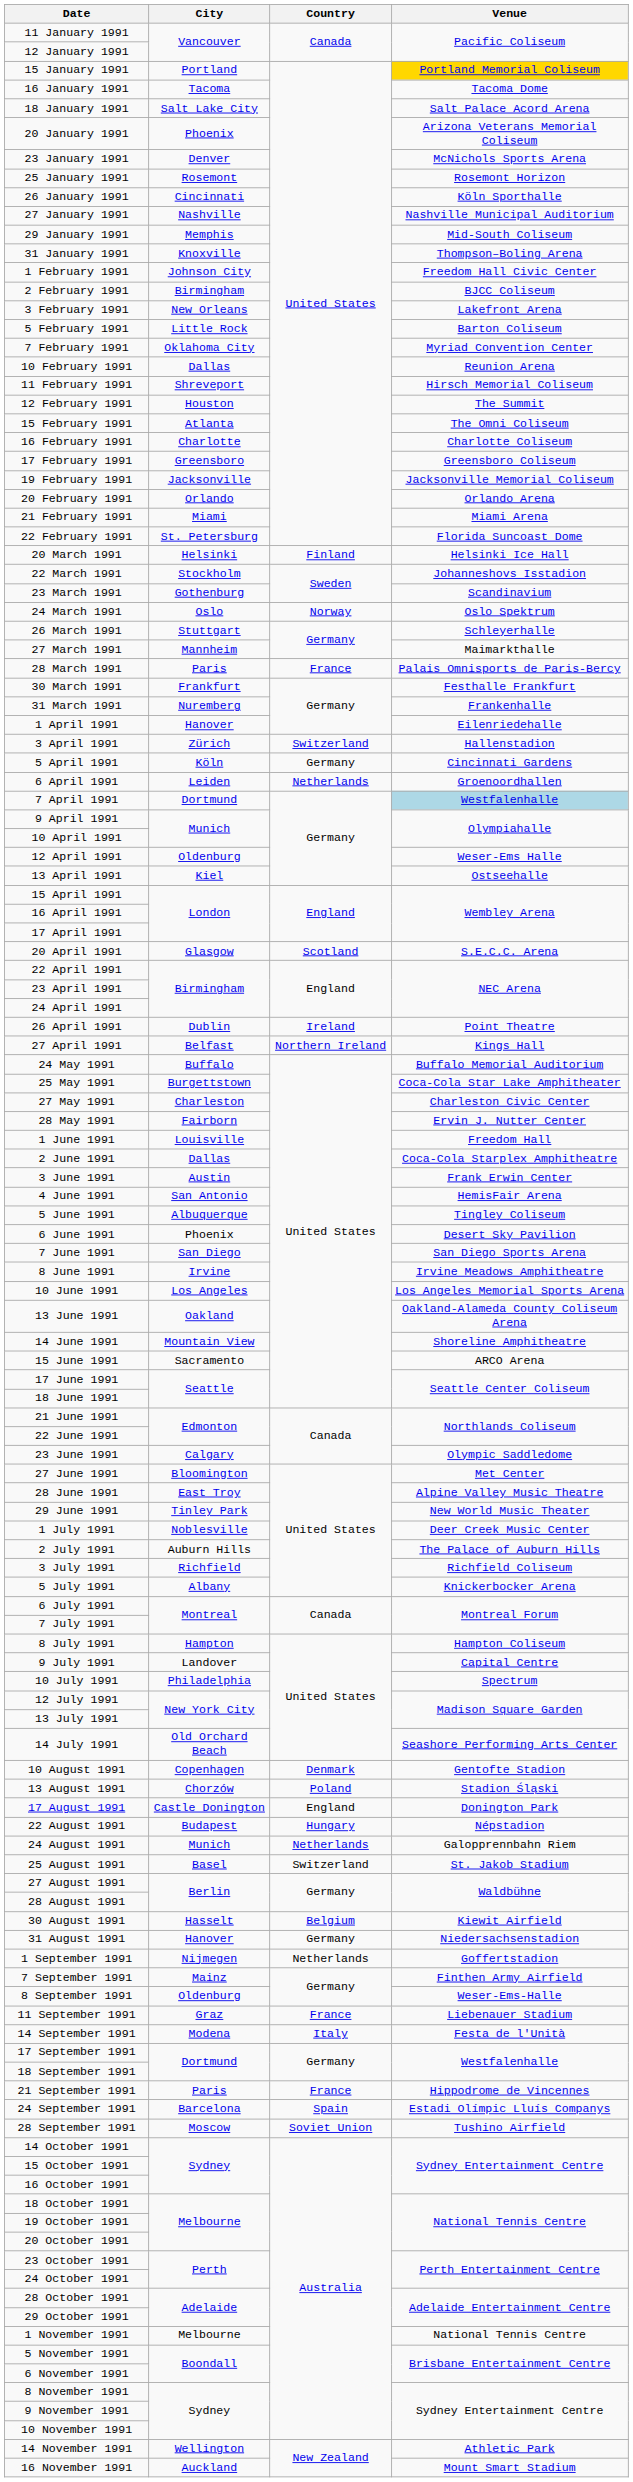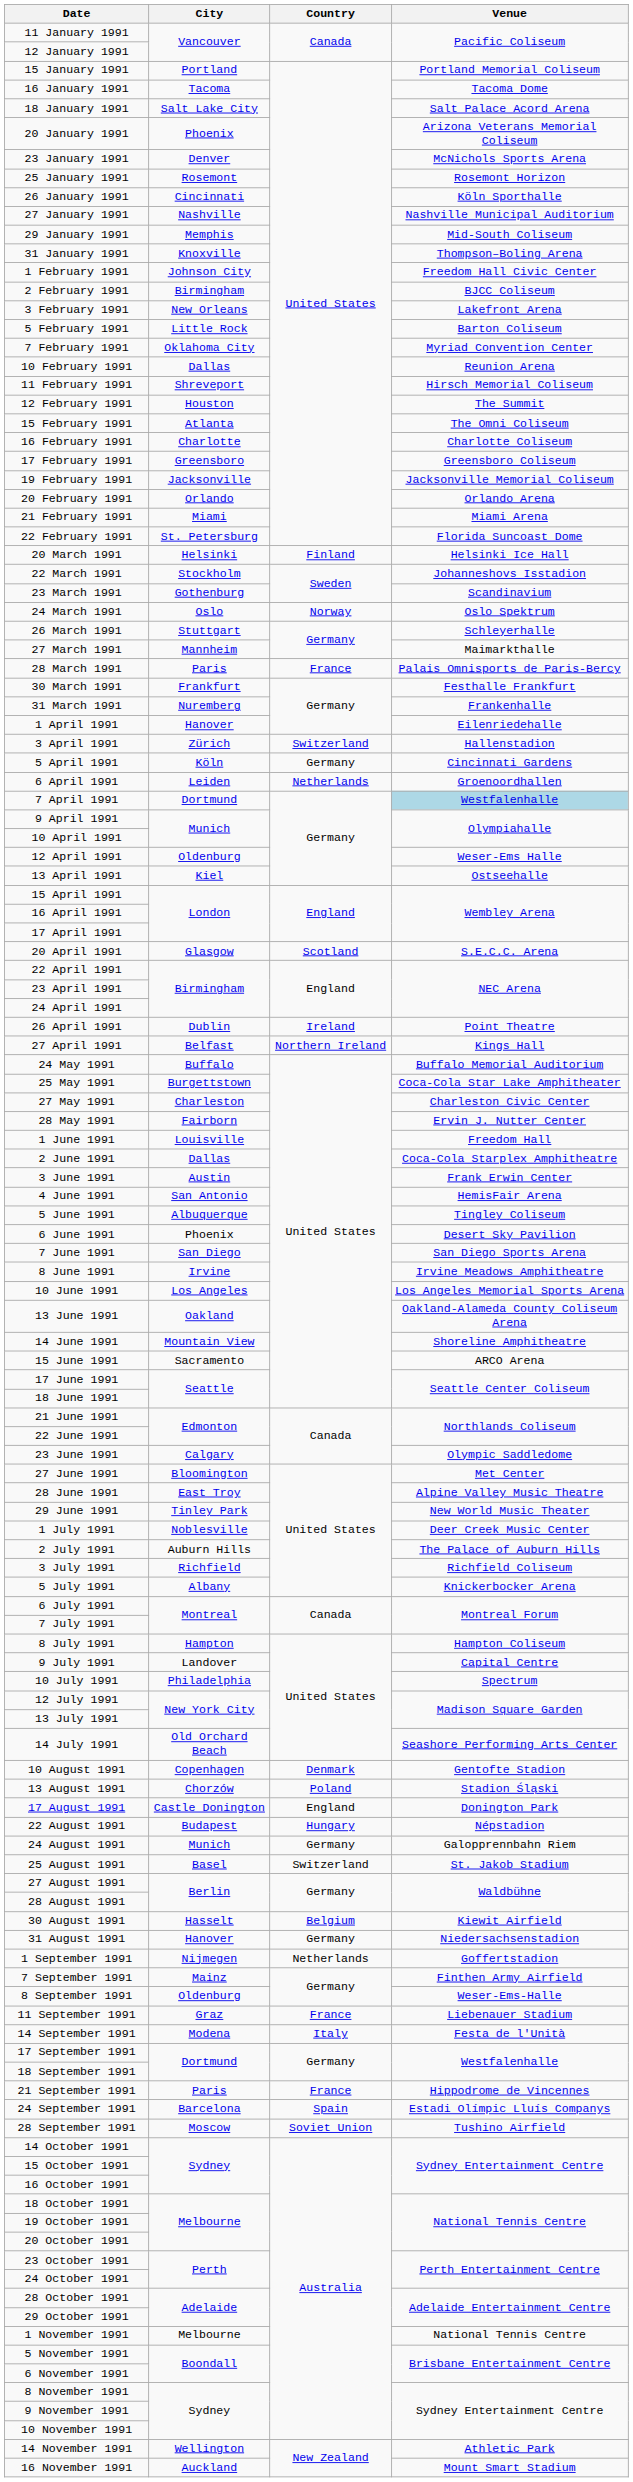(510, 70) gold background -> (510, 70) no background
(331, 1845) Netherlands -> (331, 1845) Germany
